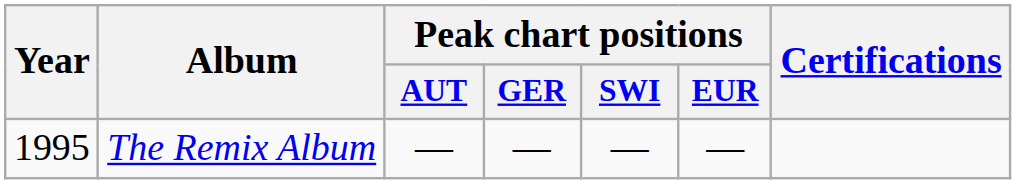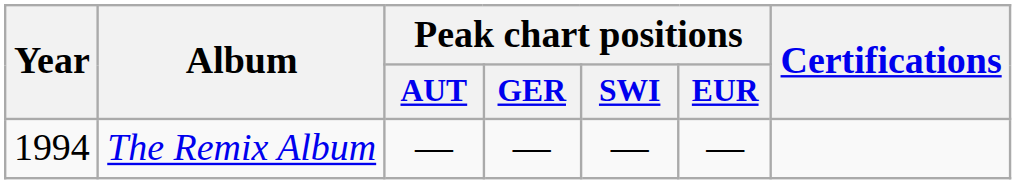(52, 147) 1995 -> (52, 147) 1994
